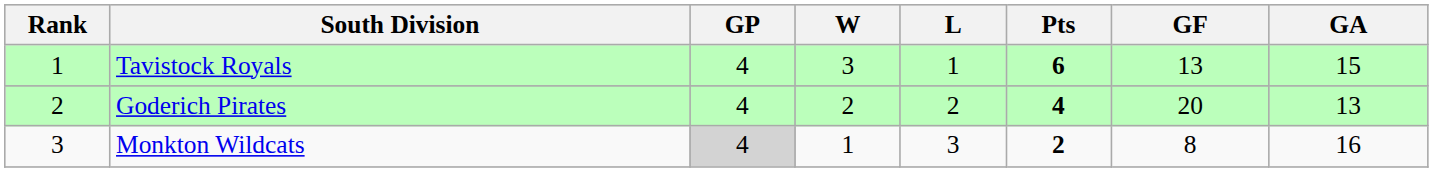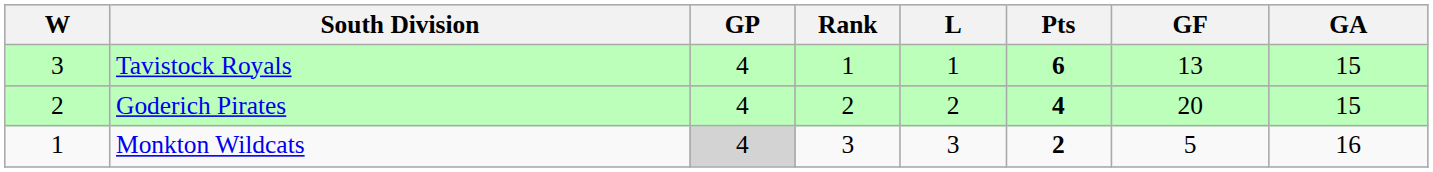columns swapped: (57, 24) <-> (848, 24)
(1348, 105) 13 -> (1348, 105) 15
(1190, 145) 8 -> (1190, 145) 5
